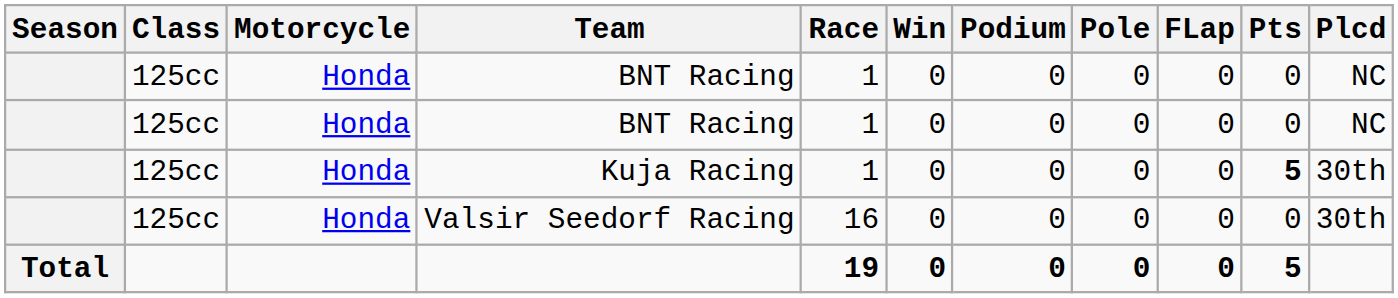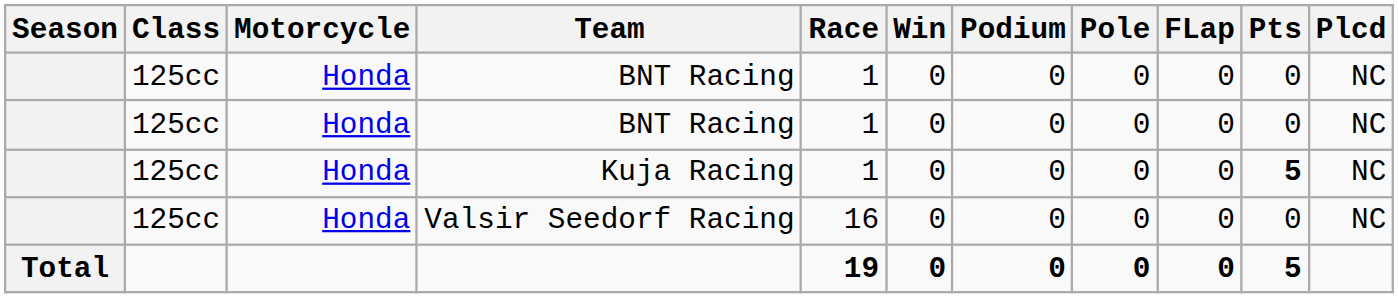(1351, 173) 30th -> (1369, 173) NC
(1351, 221) 30th -> (1369, 221) NC
